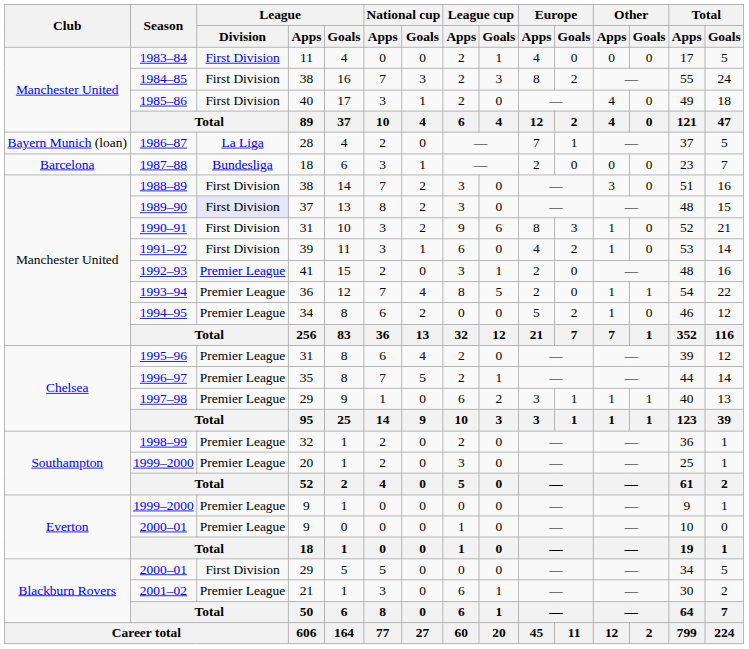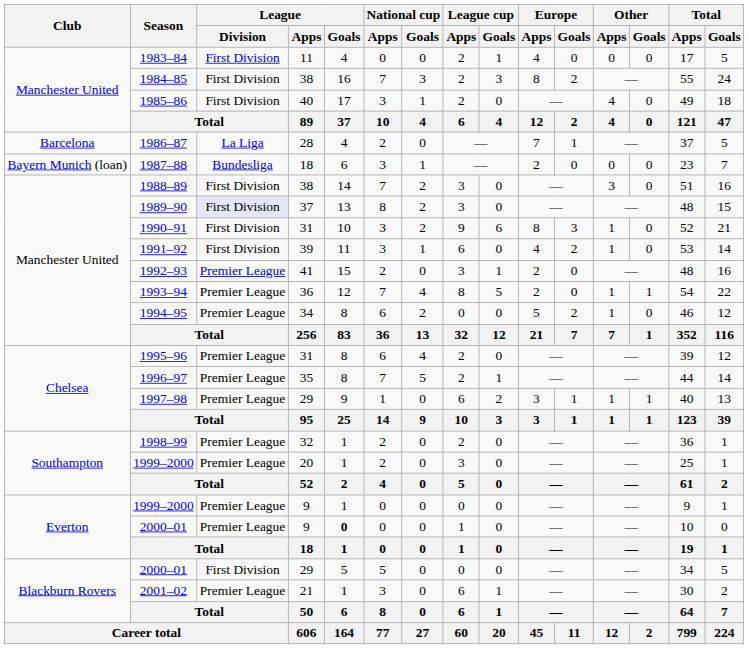(67, 143) Bayern Munich (loan) -> (67, 143) Barcelona
(67, 164) Barcelona -> (67, 164) Bayern Munich (loan)
(344, 526) normal -> (344, 526) bold
